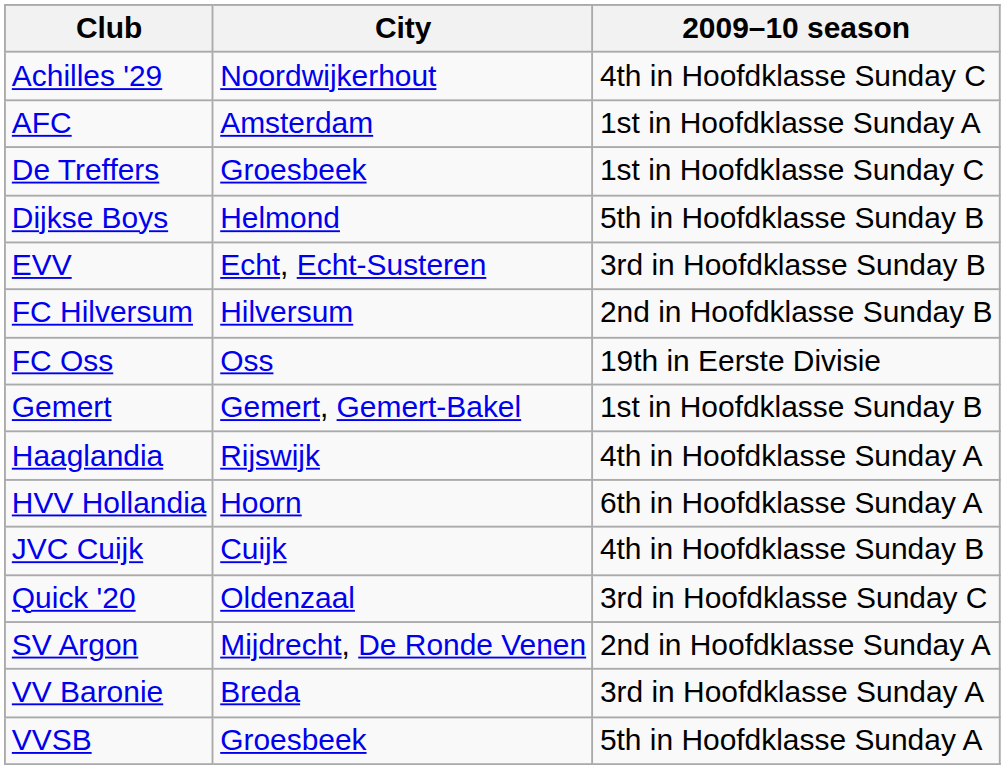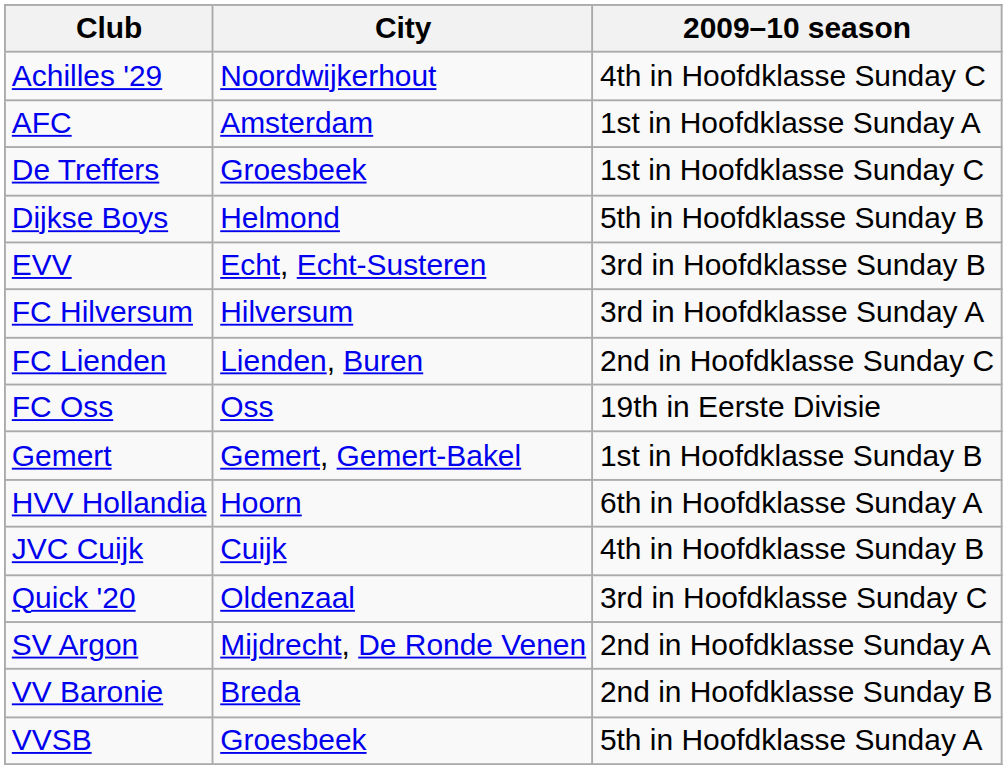(796, 312) 2nd in Hoofdklasse Sunday B -> (792, 312) 3rd in Hoofdklasse Sunday A
+ row: (89, 360)
- row: (88, 455)
(792, 692) 3rd in Hoofdklasse Sunday A -> (796, 692) 2nd in Hoofdklasse Sunday B
